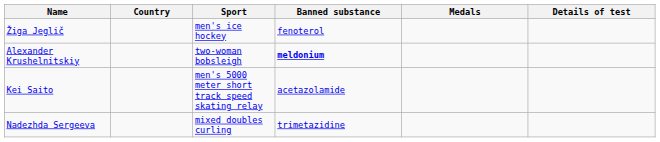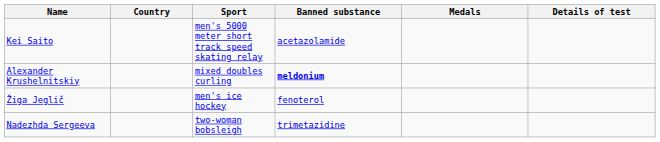rows swapped: (35, 31) <-> (30, 90)
(218, 55) two-woman bobsleigh -> (229, 76) mixed doubles curling
(229, 125) mixed doubles curling -> (218, 125) two-woman bobsleigh
